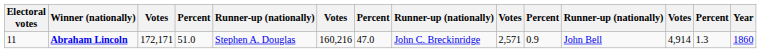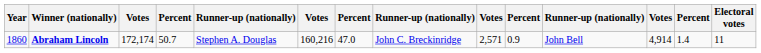columns swapped: (743, 18) <-> (26, 18)
(157, 39) 172,171 -> (138, 39) 172,174
(186, 39) 51.0 -> (167, 39) 50.7
(702, 39) 1.3 -> (683, 39) 1.4
